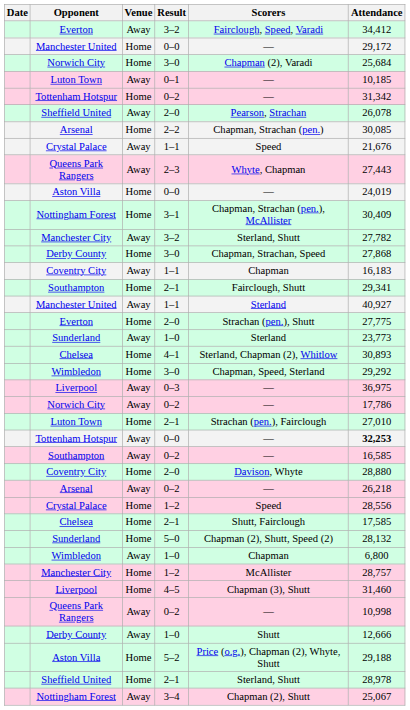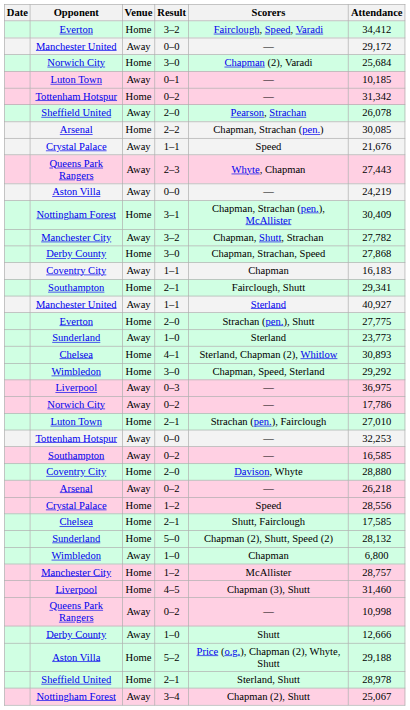(139, 29) Away -> (139, 29) Home
(139, 46) Home -> (139, 46) Away
(139, 192) Home -> (139, 192) Away
(377, 192) 24,019 -> (377, 192) 24,219
(268, 237) Sterland, Shutt -> (268, 237) Chapman, Shutt, Strachan
(377, 438) bold -> (377, 438) normal
